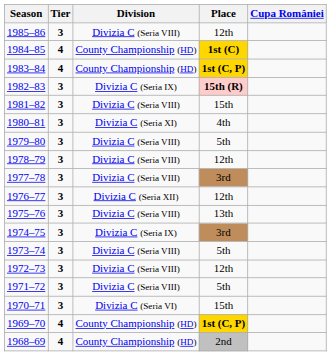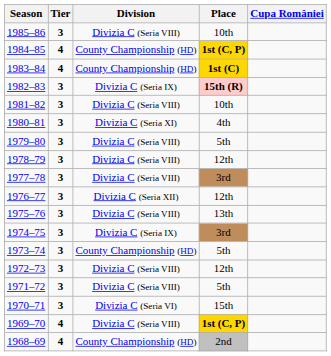(223, 32) 12th -> (223, 32) 10th
(223, 50) 1st (C) -> (223, 50) 1st (C, P)
(223, 68) 1st (C, P) -> (223, 68) 1st (C)
(223, 105) 15th -> (223, 105) 10th
(136, 250) Divizia C (Seria VIII) -> (136, 250) County Championship (HD)
(136, 323) County Championship (HD) -> (136, 323) Divizia C (Seria VIII)
